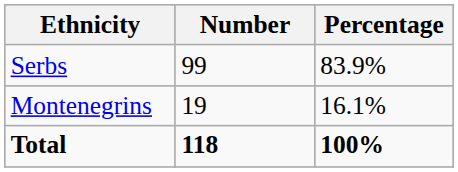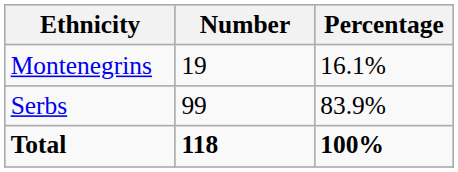rows swapped: (39, 65) <-> (81, 105)
